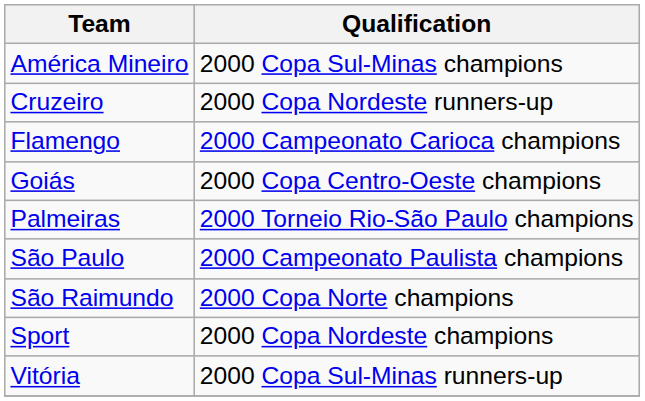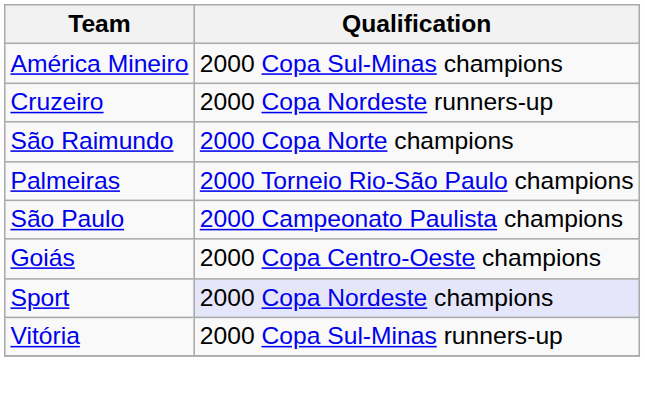- row: (65, 141)
rows swapped: (43, 180) <-> (92, 297)
(377, 336) no background -> (377, 297) lavender background
